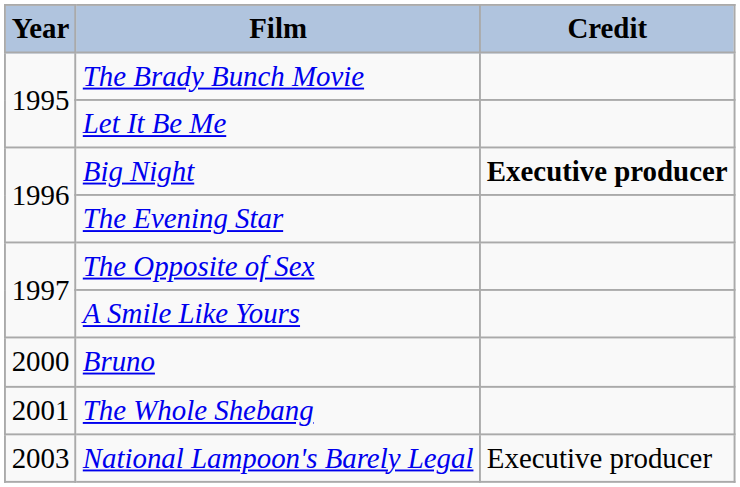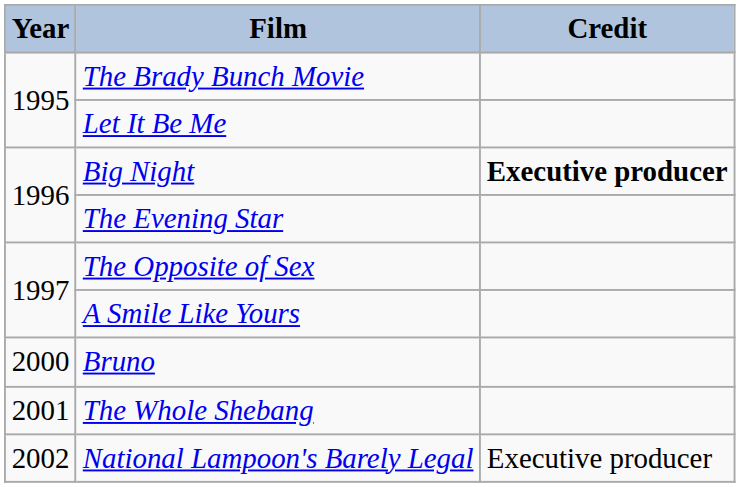(41, 457) 2003 -> (41, 457) 2002
